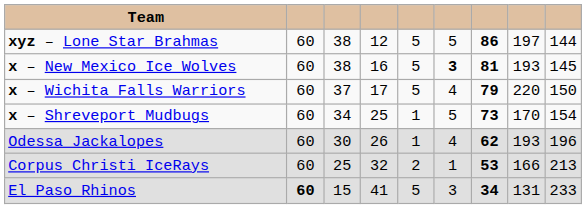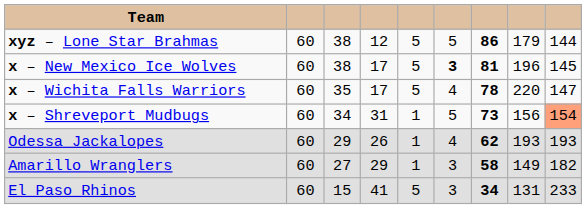(526, 42) 197 -> (526, 42) 179
(379, 67) 16 -> (379, 67) 17
(526, 67) 193 -> (526, 67) 196
(342, 91) 37 -> (342, 91) 35
(490, 91) 79 -> (490, 91) 78
(563, 91) 150 -> (563, 91) 147
(379, 116) 25 -> (379, 116) 31
(526, 116) 170 -> (526, 116) 156
(563, 116) no background -> (563, 116) lightsalmon background
(342, 141) 30 -> (342, 141) 29
(563, 141) 196 -> (563, 141) 193
+ row: (90, 166)
- row: (109, 166)
(305, 191) bold -> (305, 191) normal
